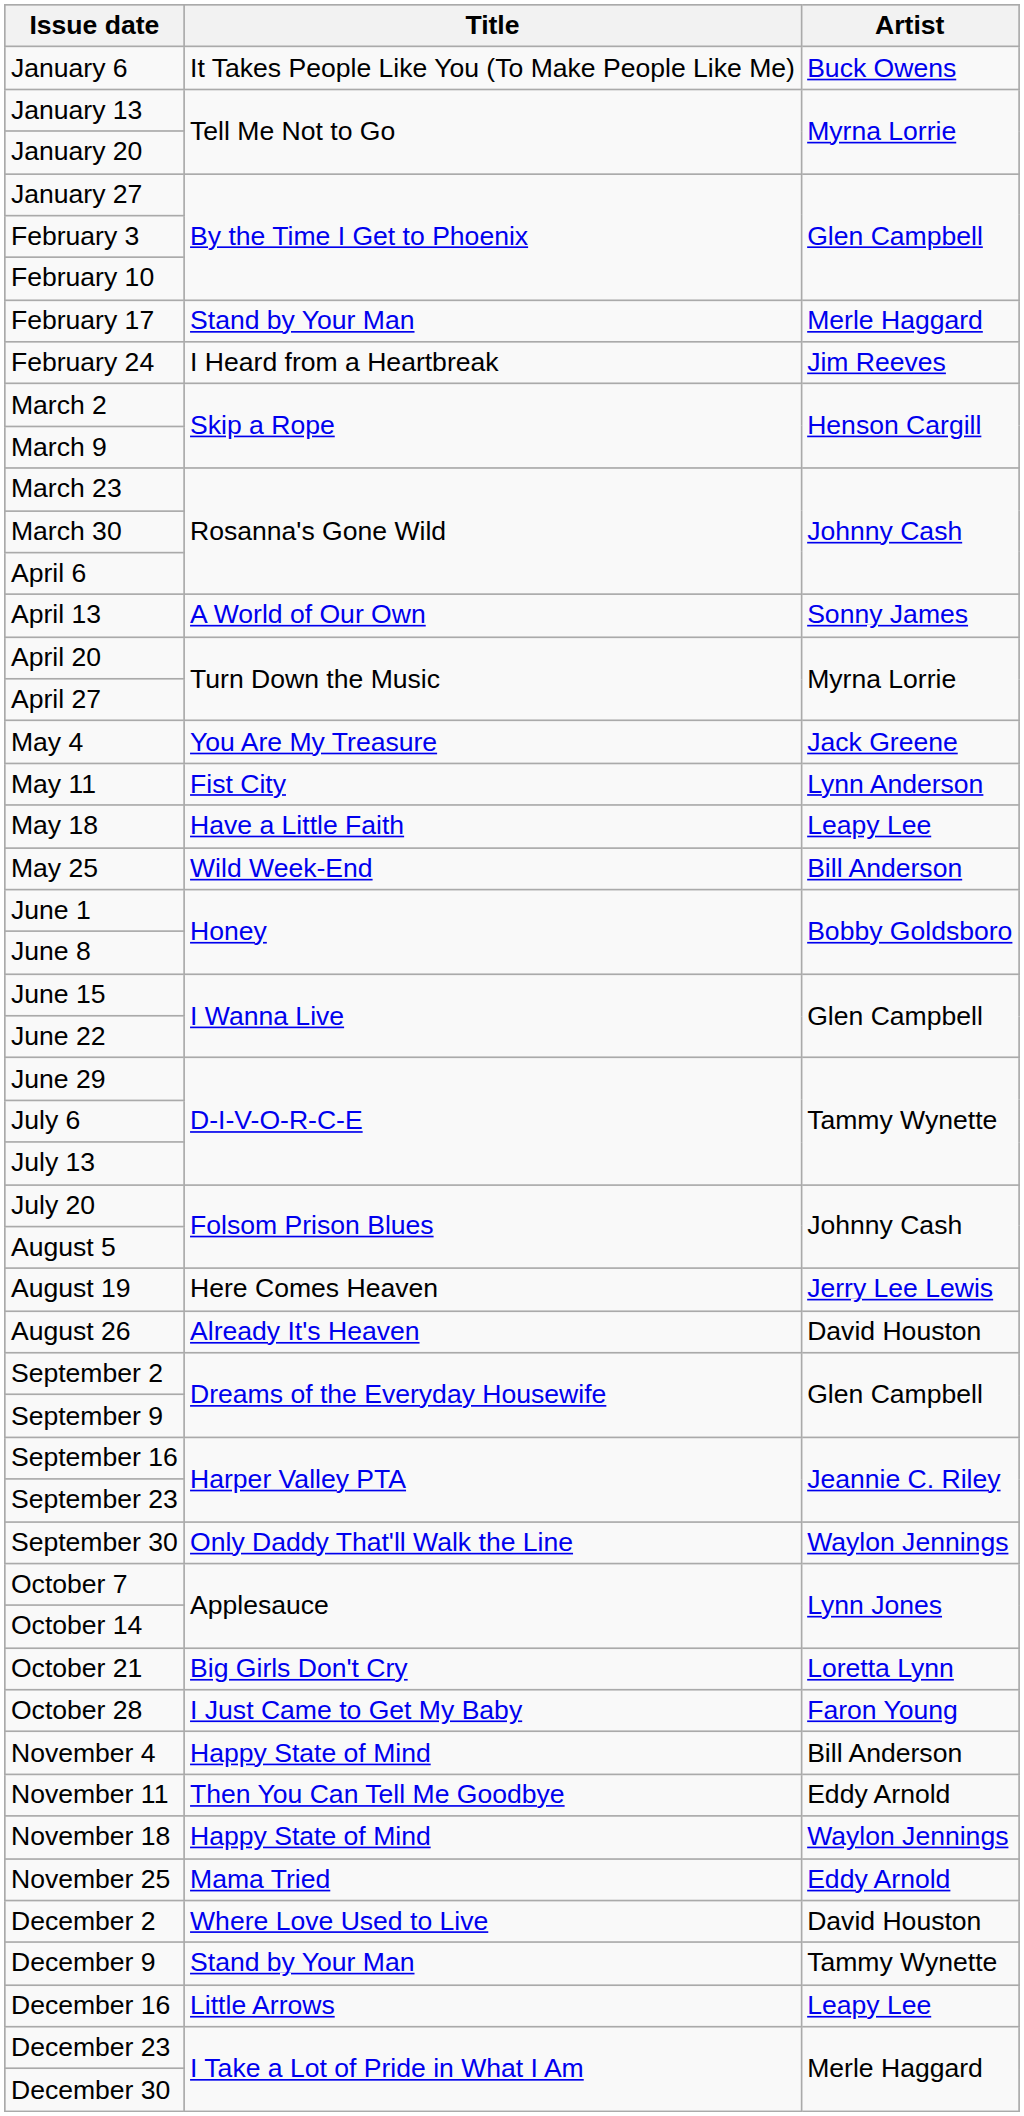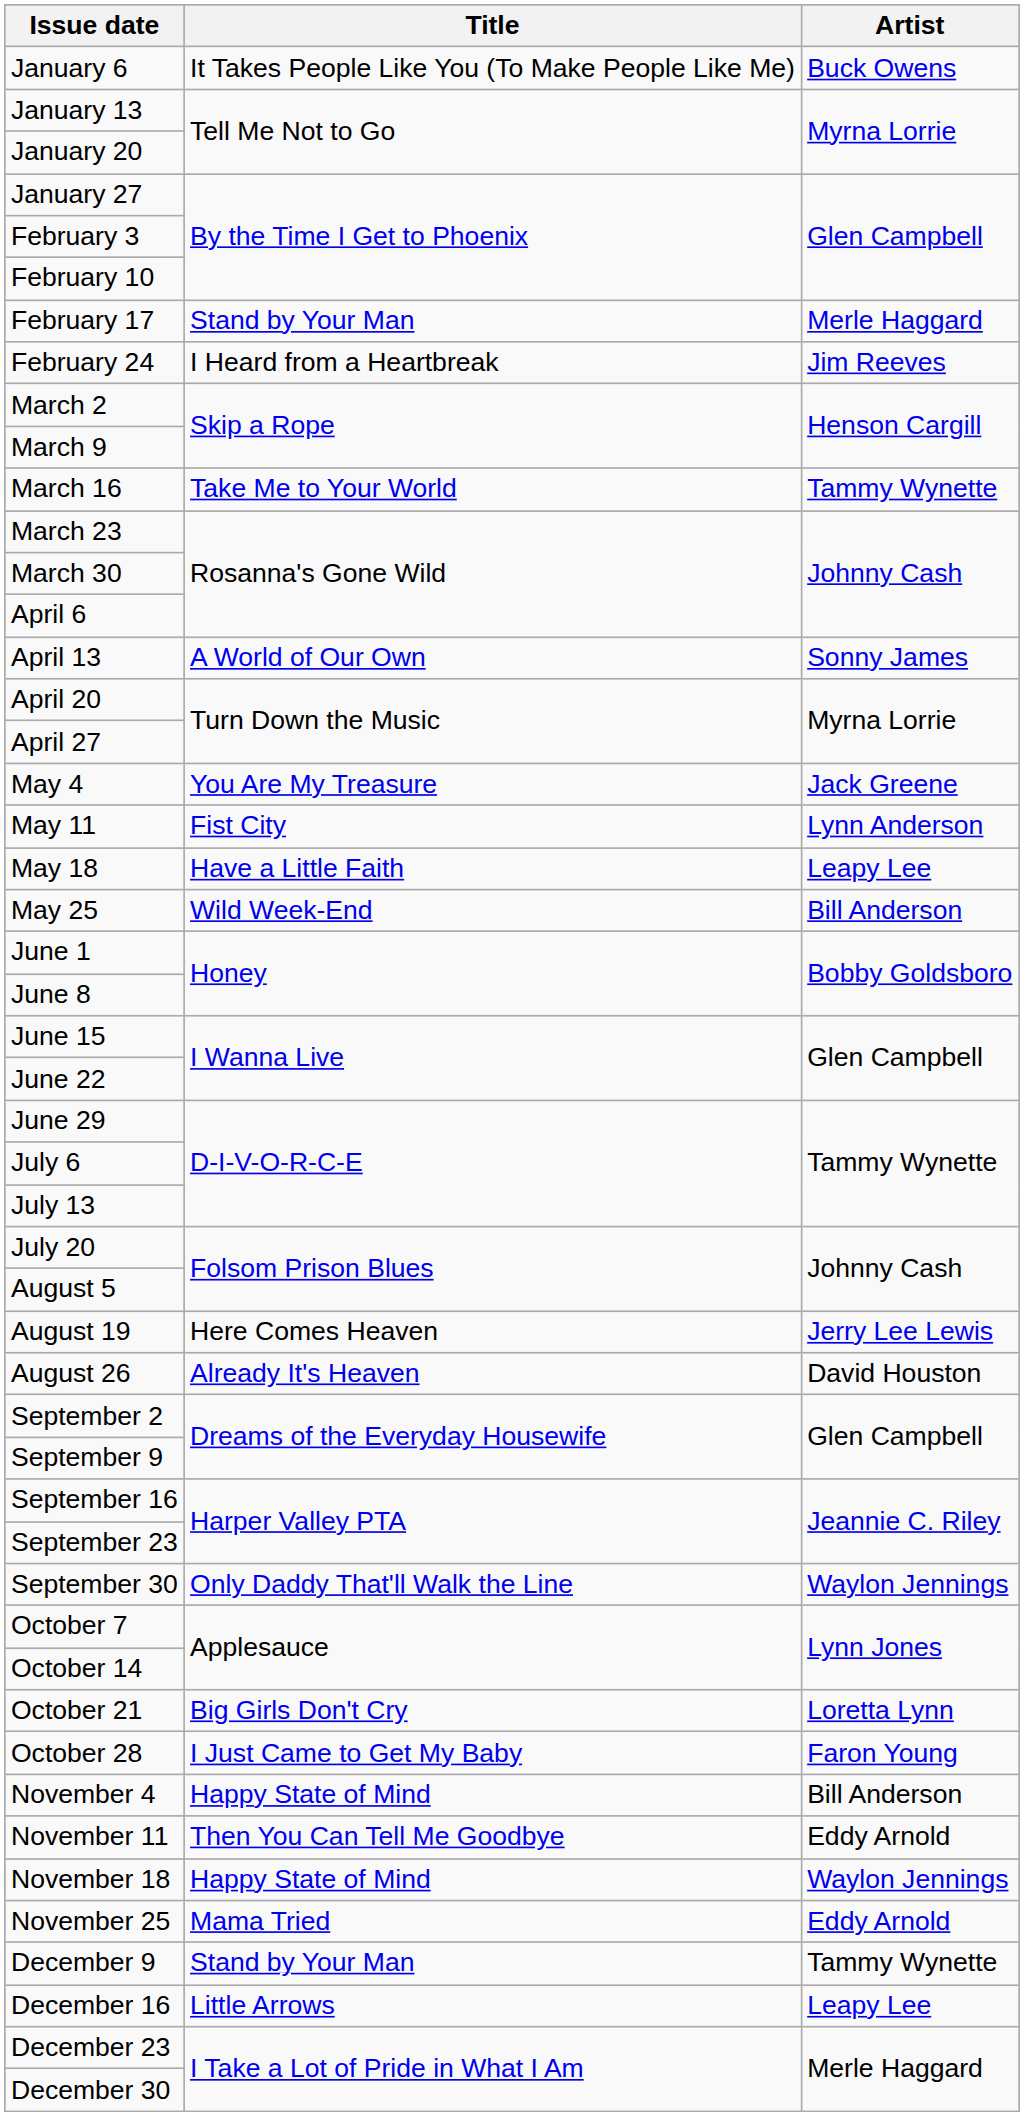+ row: (66, 488)
- row: (83, 1921)
